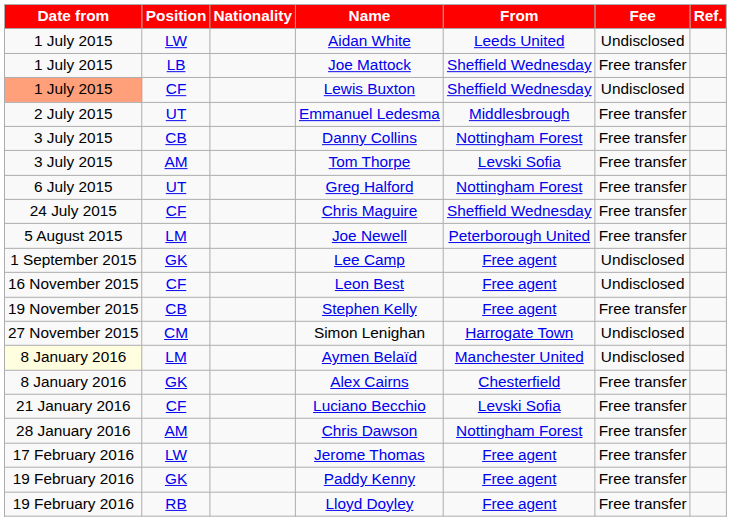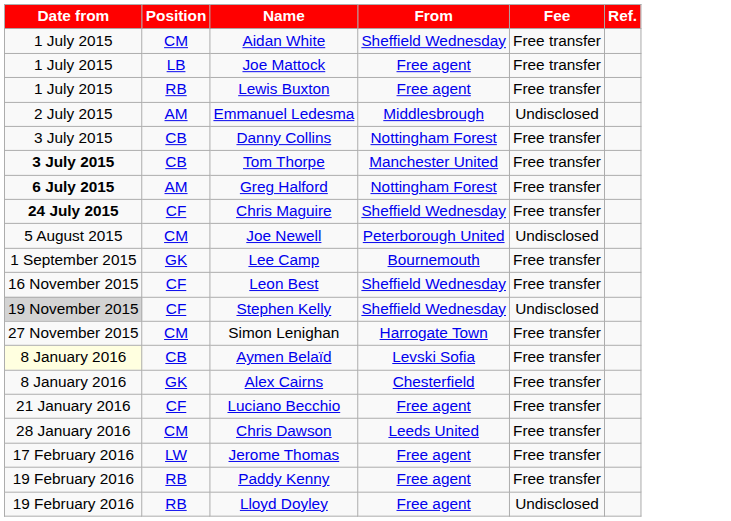- column: (253, 16)
(176, 41) LW -> (176, 41) CM
(519, 41) Leeds United -> (434, 41) Sheffield Wednesday
(643, 41) Undisclosed -> (557, 41) Free transfer
(519, 65) Sheffield Wednesday -> (434, 65) Free agent
(73, 89) lightsalmon background -> (73, 89) no background
(176, 89) CF -> (176, 89) RB
(519, 89) Sheffield Wednesday -> (434, 89) Free agent
(643, 89) Undisclosed -> (557, 89) Free transfer
(176, 114) UT -> (176, 114) AM
(643, 114) Free transfer -> (557, 114) Undisclosed
(73, 162) normal -> (73, 162) bold
(176, 162) AM -> (176, 162) CB
(519, 162) Levski Sofia -> (434, 162) Manchester United
(73, 187) normal -> (73, 187) bold
(176, 187) UT -> (176, 187) AM
(73, 211) normal -> (73, 211) bold
(176, 235) LM -> (176, 235) CM
(643, 235) Free transfer -> (557, 235) Undisclosed
(519, 260) Free agent -> (434, 260) Bournemouth
(643, 260) Undisclosed -> (557, 260) Free transfer
(519, 284) Free agent -> (434, 284) Sheffield Wednesday
(643, 284) Undisclosed -> (557, 284) Free transfer
(73, 308) no background -> (73, 308) lightgrey background
(176, 308) CB -> (176, 308) CF
(519, 308) Free agent -> (434, 308) Sheffield Wednesday
(643, 308) Free transfer -> (557, 308) Undisclosed
(643, 333) Undisclosed -> (557, 333) Free transfer
(176, 357) LM -> (176, 357) CB
(519, 357) Manchester United -> (434, 357) Levski Sofia
(643, 357) Undisclosed -> (557, 357) Free transfer
(519, 406) Levski Sofia -> (434, 406) Free agent
(176, 430) AM -> (176, 430) CM
(519, 430) Nottingham Forest -> (434, 430) Leeds United
(176, 479) GK -> (176, 479) RB
(643, 503) Free transfer -> (557, 503) Undisclosed
